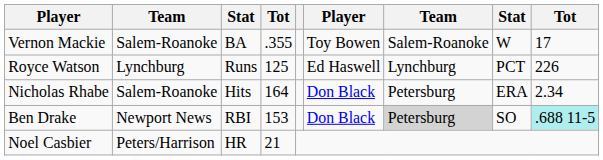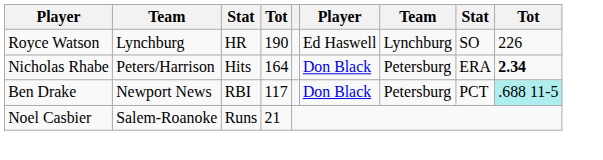- row: (57, 42)
(241, 67) Runs -> (236, 42) HR
(276, 67) 125 -> (276, 42) 190
(511, 67) PCT -> (469, 42) SO
(167, 92) Salem-Roanoke -> (165, 67) Peters/Harrison
(549, 92) normal -> (512, 67) bold
(276, 117) 153 -> (276, 92) 117
(421, 117) lightgrey background -> (417, 92) no background
(506, 117) SO -> (474, 92) PCT
(165, 142) Peters/Harrison -> (167, 117) Salem-Roanoke
(236, 142) HR -> (241, 117) Runs
